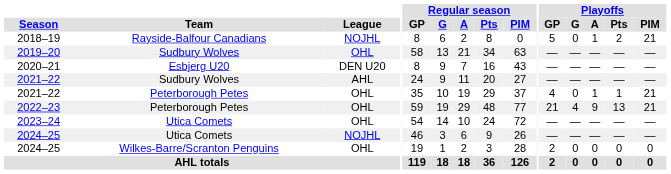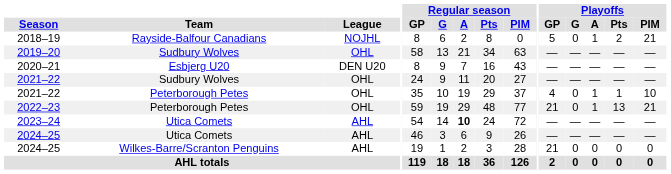(362, 80) AHL -> (362, 80) OHL
(650, 93) 21 -> (650, 93) 10
(575, 107) 4 -> (575, 107) 0
(595, 107) 9 -> (595, 107) 1
(362, 121) OHL -> (362, 121) AHL
(464, 121) normal -> (464, 121) bold
(362, 135) NOJHL -> (362, 135) AHL
(362, 149) OHL -> (362, 149) AHL
(552, 149) 2 -> (552, 149) 21
